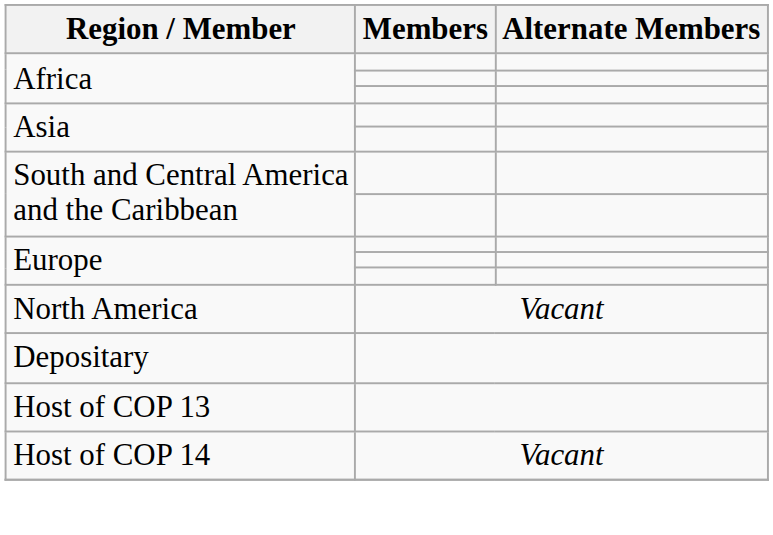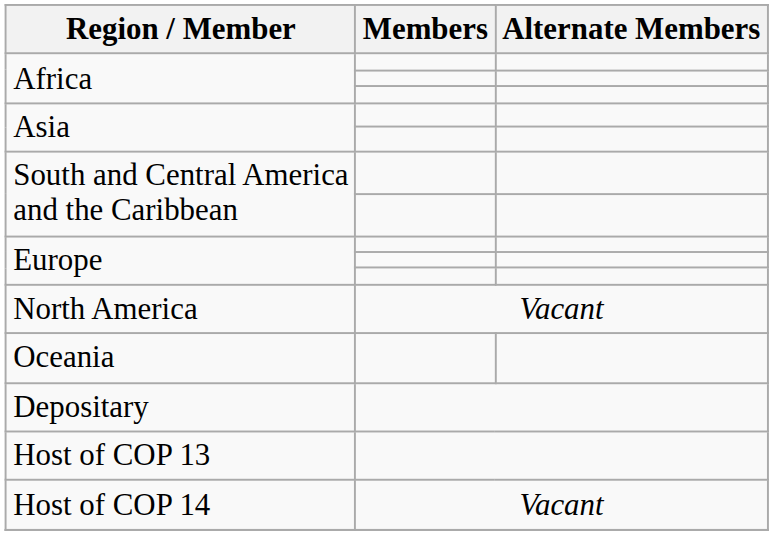+ row: (64, 357)
